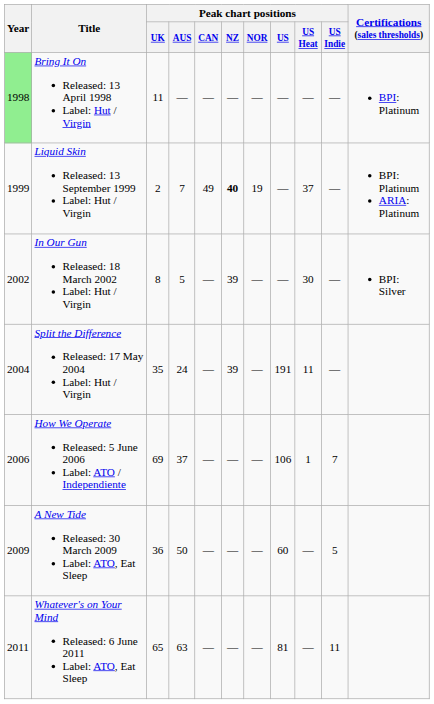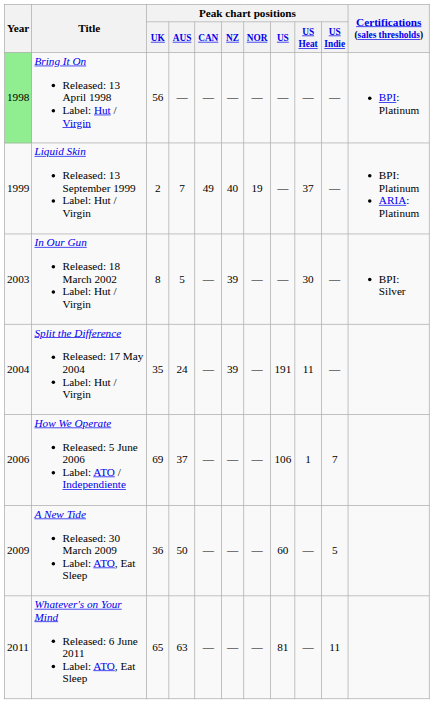(158, 97) 11 -> (158, 97) 56
(233, 188) bold -> (233, 188) normal
(18, 279) 2002 -> (18, 279) 2003
